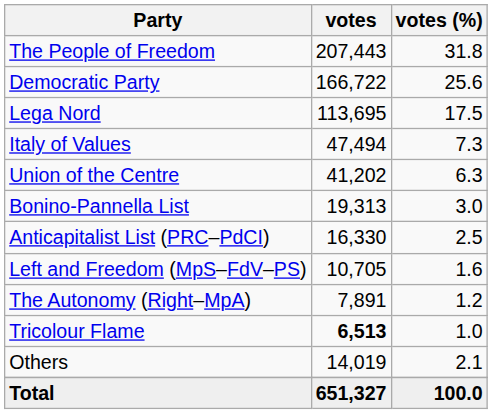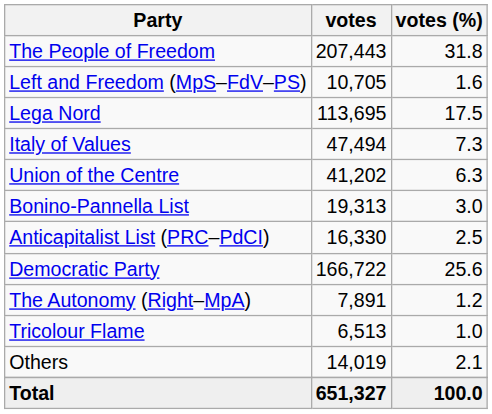rows swapped: (84, 82) <-> (158, 269)
(362, 331) bold -> (362, 331) normal
